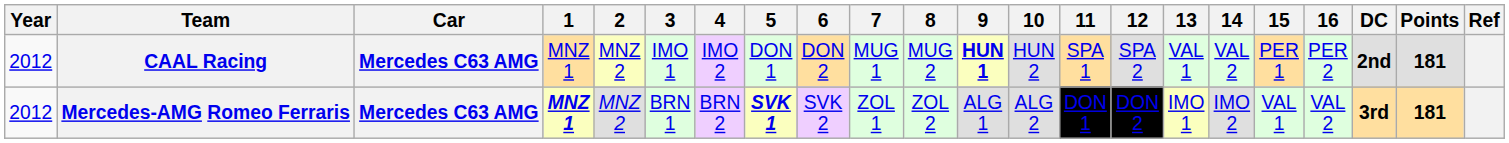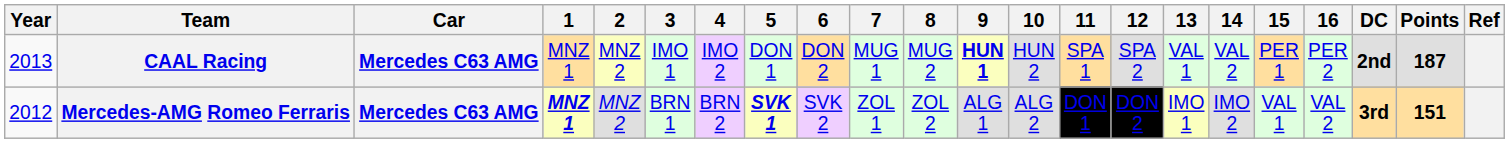(31, 61) 2012 -> (31, 61) 2013
(1430, 61) 181 -> (1430, 61) 187
(1430, 112) 181 -> (1430, 112) 151
